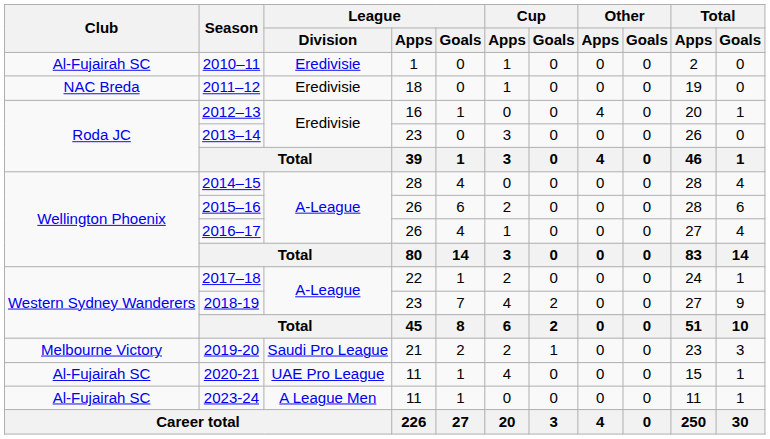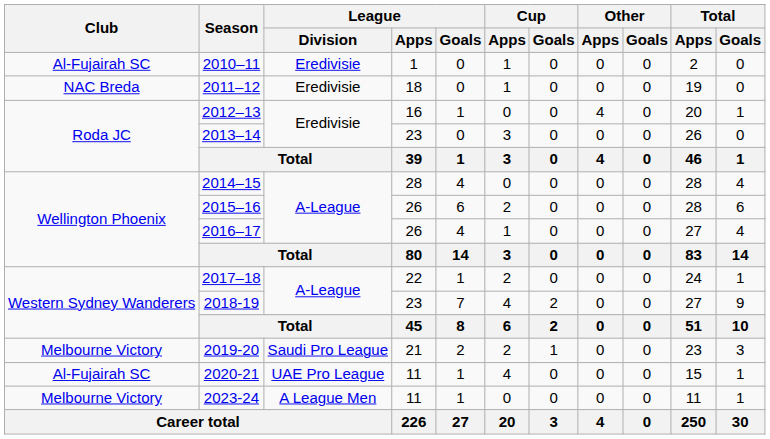(102, 398) Al-Fujairah SC -> (102, 398) Melbourne Victory
